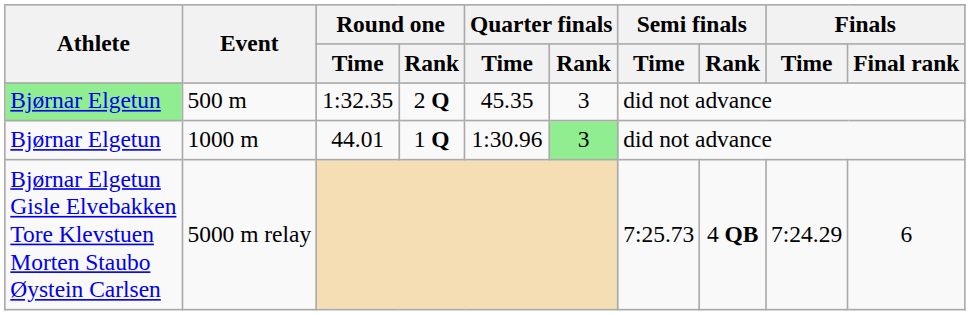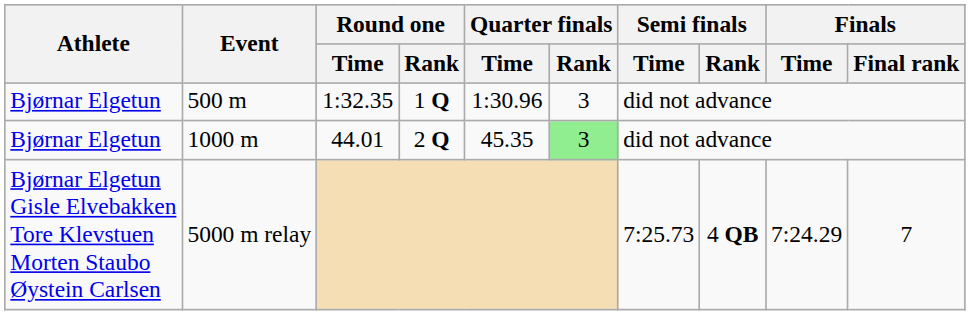(86, 101) lightgreen background -> (86, 101) no background
(432, 101) 2 Q -> (432, 101) 1 Q
(507, 101) 45.35 -> (507, 101) 1:30.96
(432, 140) 1 Q -> (432, 140) 2 Q
(507, 140) 1:30.96 -> (507, 140) 45.35
(906, 234) 6 -> (906, 234) 7
